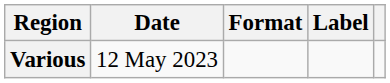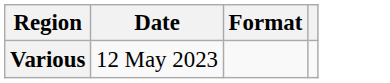- column: (341, 22)
